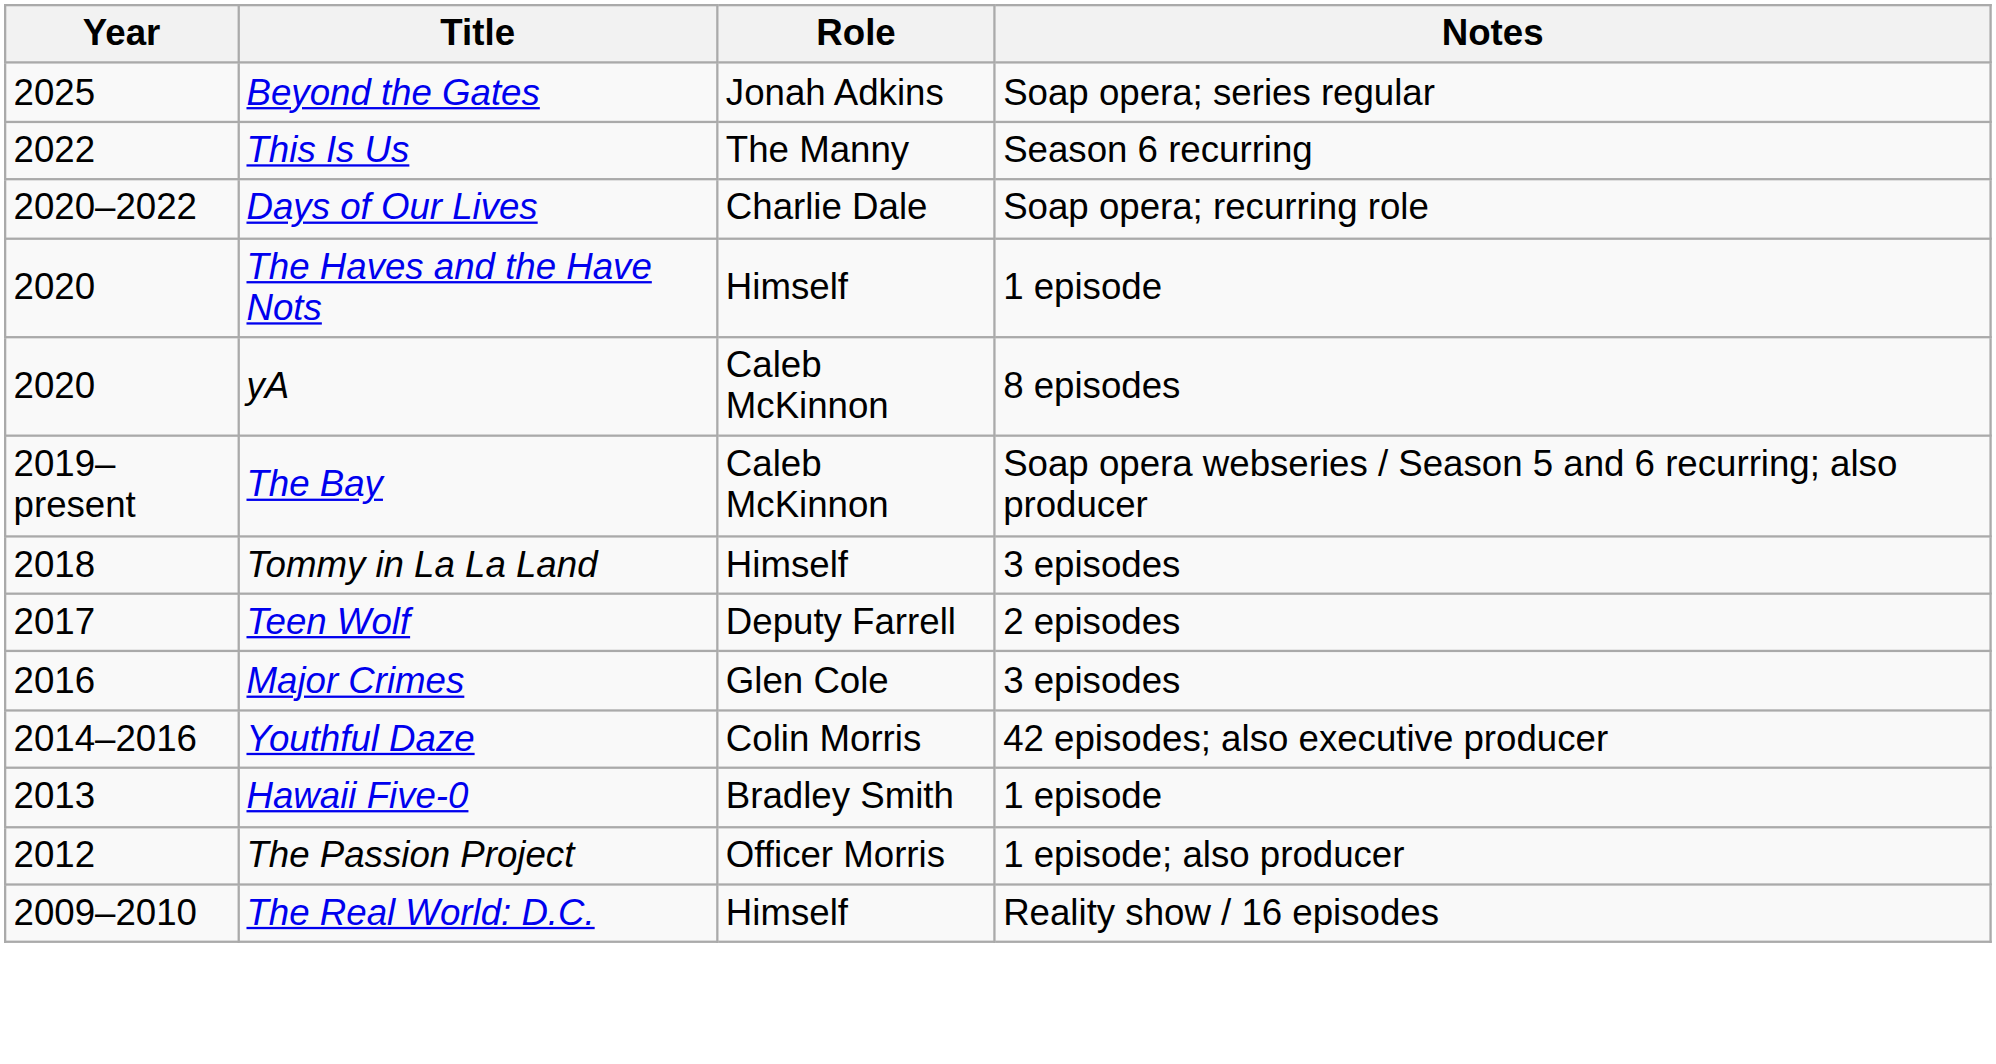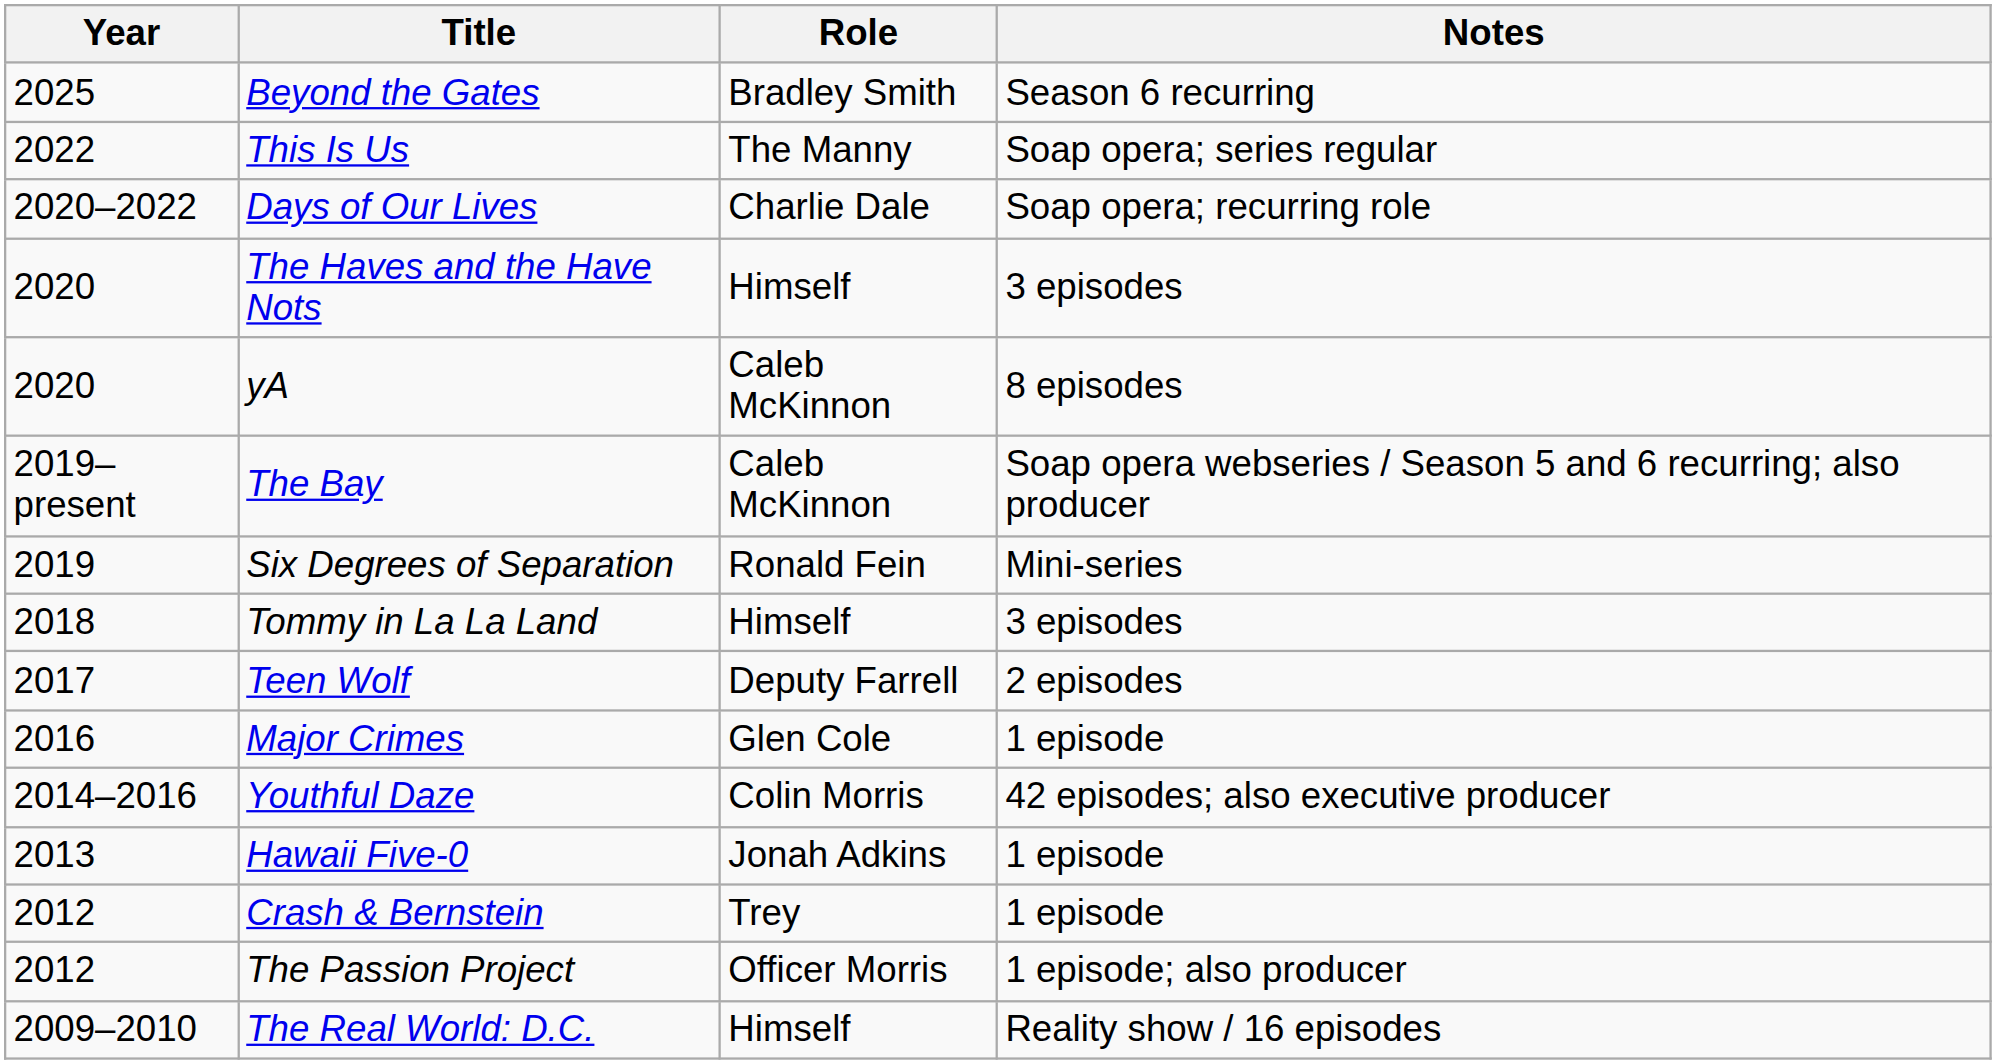(835, 91) Jonah Adkins -> (842, 91) Bradley Smith
(1219, 91) Soap opera; series regular -> (1160, 91) Season 6 recurring
(1158, 149) Season 6 recurring -> (1221, 149) Soap opera; series regular
(1083, 286) 1 episode -> (1094, 286) 3 episodes
+ row: (460, 563)
(1092, 680) 3 episodes -> (1085, 738) 1 episode
(840, 796) Bradley Smith -> (837, 854) Jonah Adkins
+ row: (395, 912)
